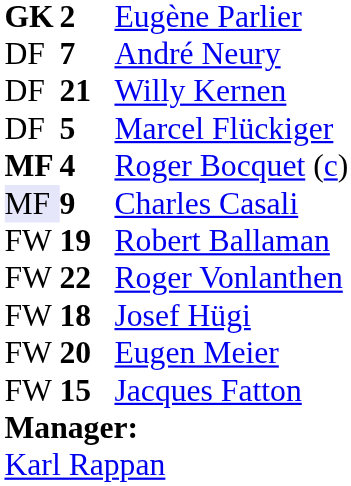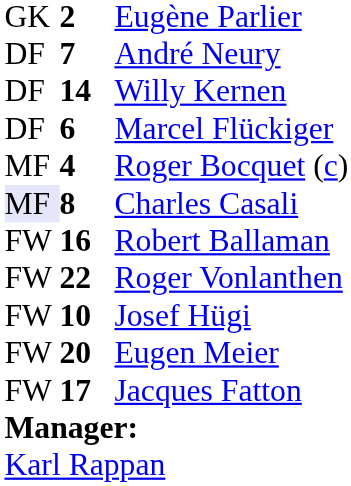(29, 16) bold -> (27, 16) normal
(75, 90) 21 -> (75, 90) 14
(67, 128) 5 -> (67, 128) 6
(29, 165) bold -> (27, 165) normal
(67, 203) 9 -> (67, 203) 8
(75, 240) 19 -> (75, 240) 16
(75, 315) 18 -> (75, 315) 10
(75, 390) 15 -> (75, 390) 17
